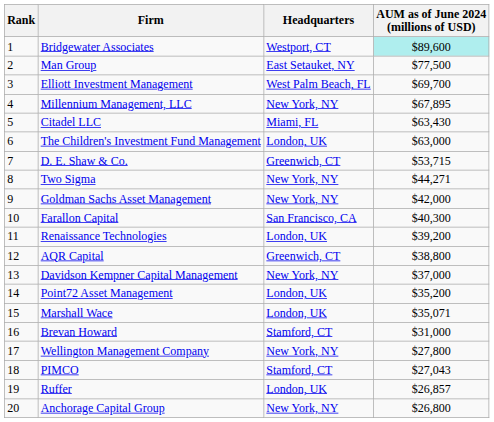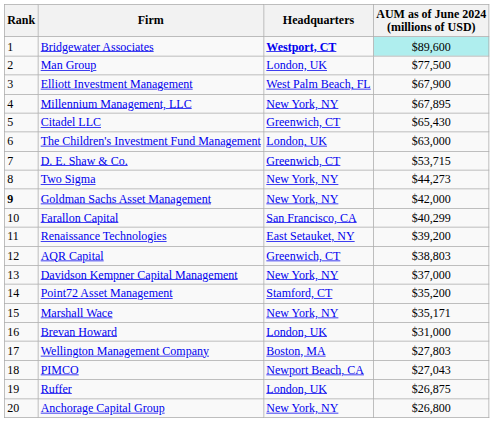(299, 46) normal -> (301, 46) bold
(311, 65) East Setauket, NY -> (297, 65) London, UK
(431, 84) $69,700 -> (431, 84) $67,900
(292, 122) Miami, FL -> (303, 122) Greenwich, CT
(431, 122) $63,430 -> (431, 122) $65,430
(431, 179) $44,271 -> (431, 179) $44,273
(10, 198) normal -> (10, 198) bold
(431, 217) $40,300 -> (431, 217) $40,299
(297, 236) London, UK -> (311, 236) East Setauket, NY
(431, 255) $38,800 -> (431, 255) $38,803
(297, 293) London, UK -> (299, 293) Stamford, CT
(297, 312) London, UK -> (302, 312) New York, NY
(431, 312) $35,071 -> (431, 312) $35,171
(299, 332) Stamford, CT -> (297, 332) London, UK
(302, 351) New York, NY -> (296, 351) Boston, MA
(431, 351) $27,800 -> (431, 351) $27,803
(299, 370) Stamford, CT -> (315, 370) Newport Beach, CA
(431, 389) $26,857 -> (431, 389) $26,875
